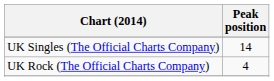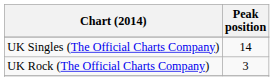(246, 66) 4 -> (246, 66) 3
